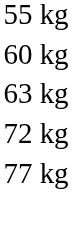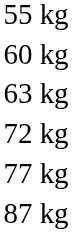+ row: (36, 213)
